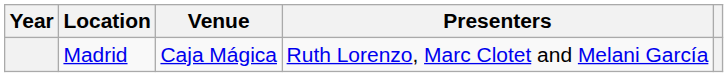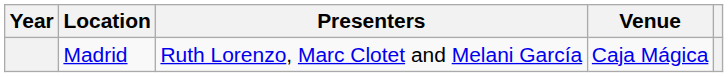columns swapped: (219, 21) <-> (497, 21)
